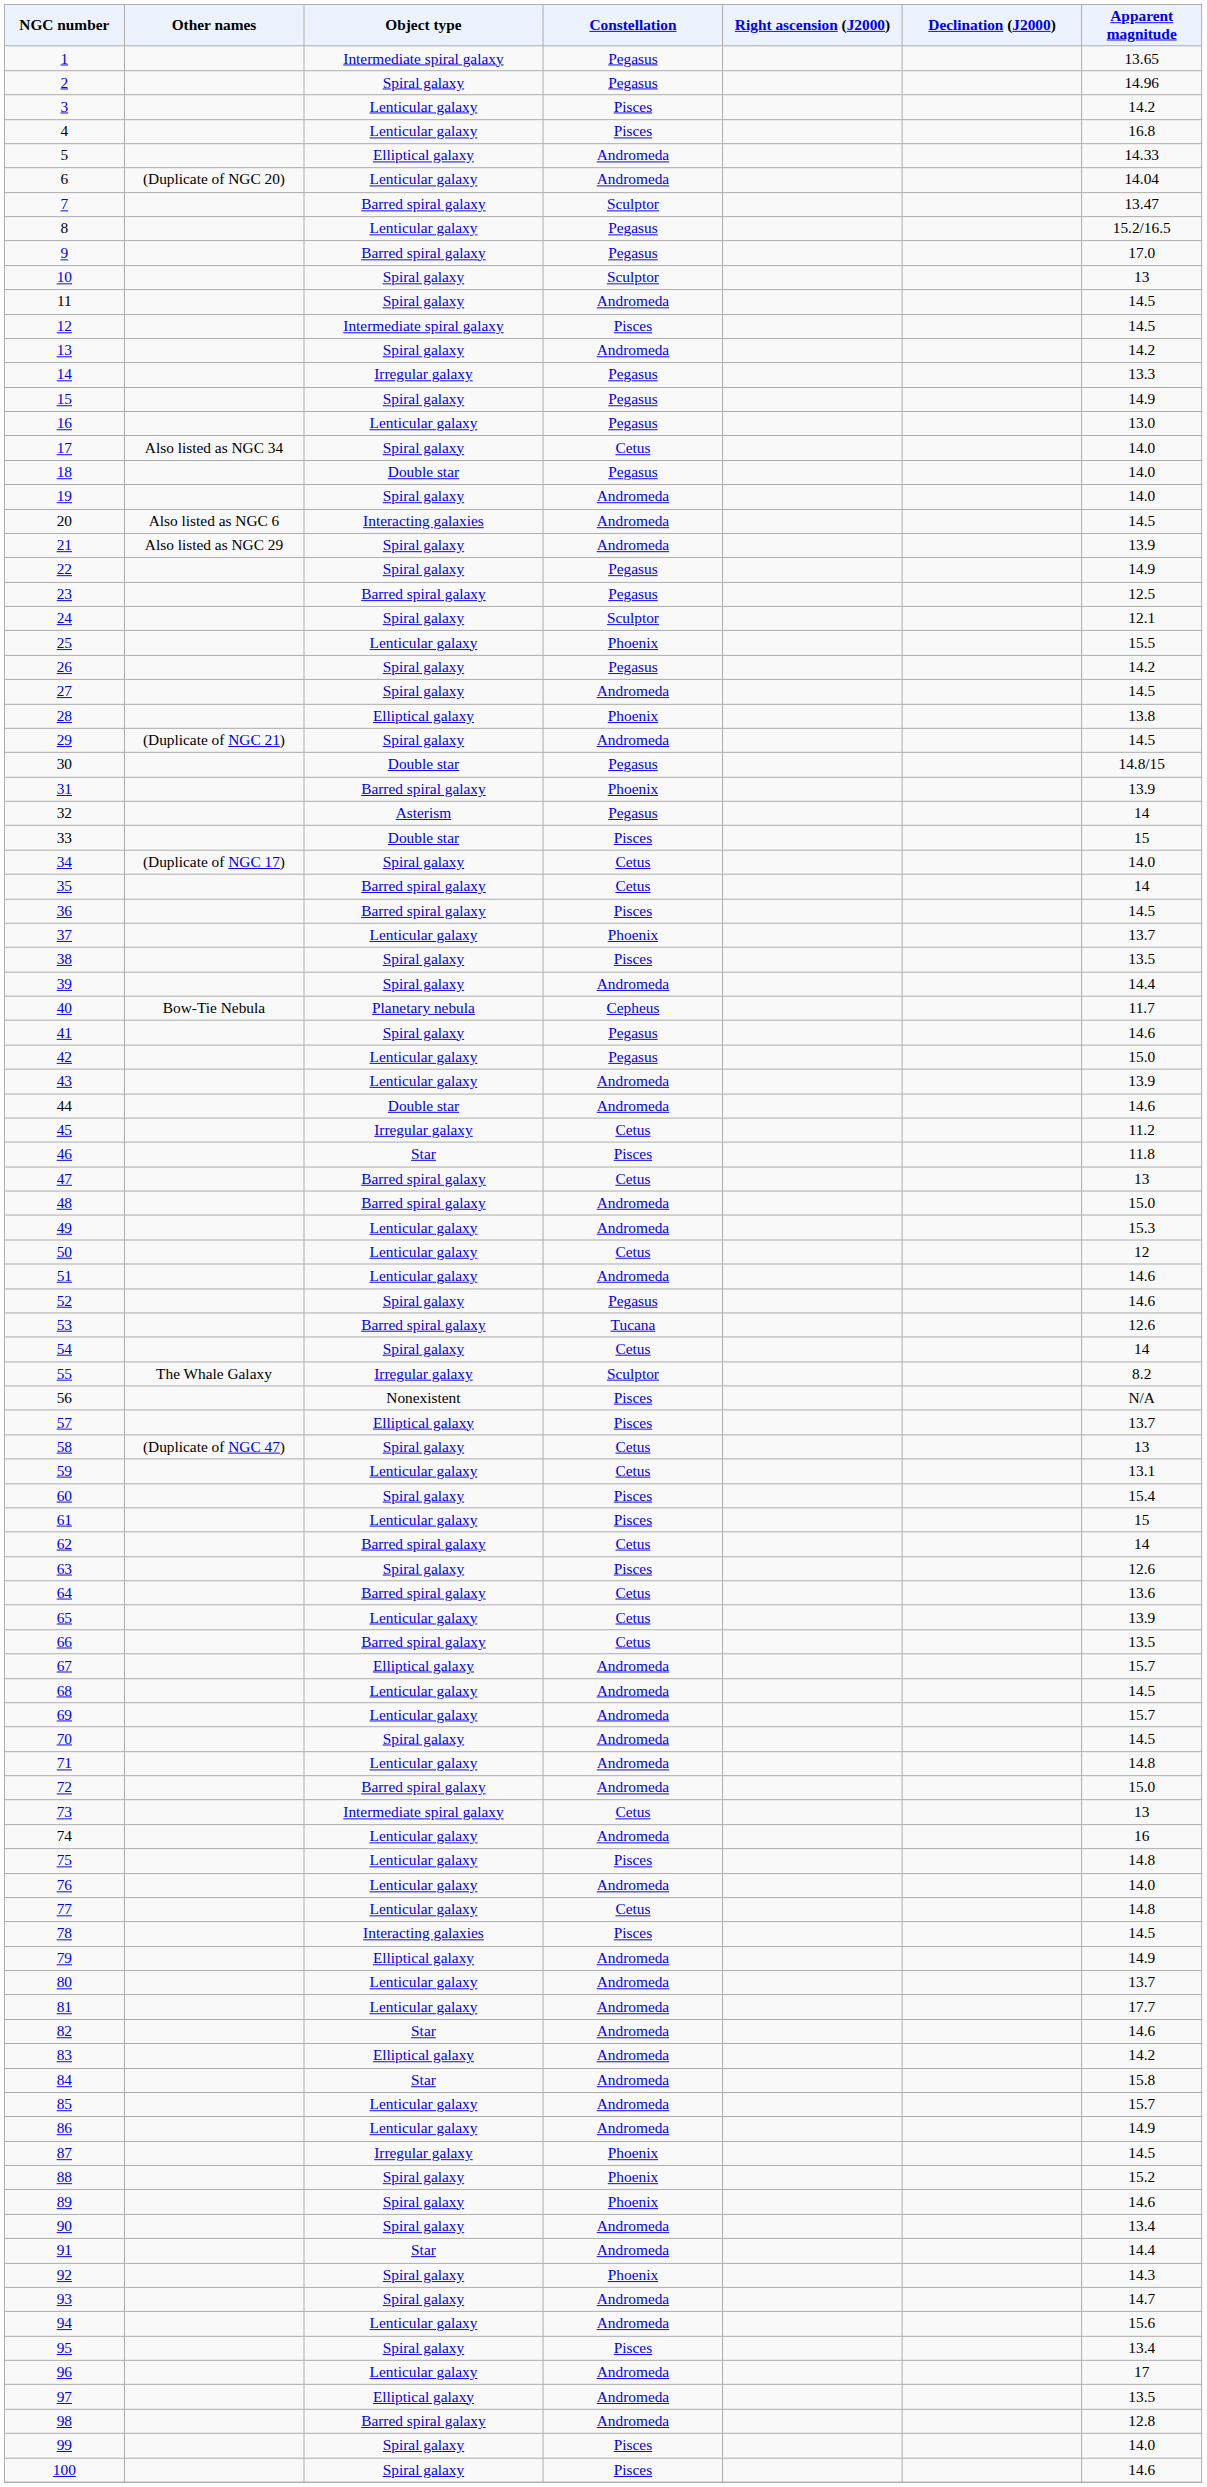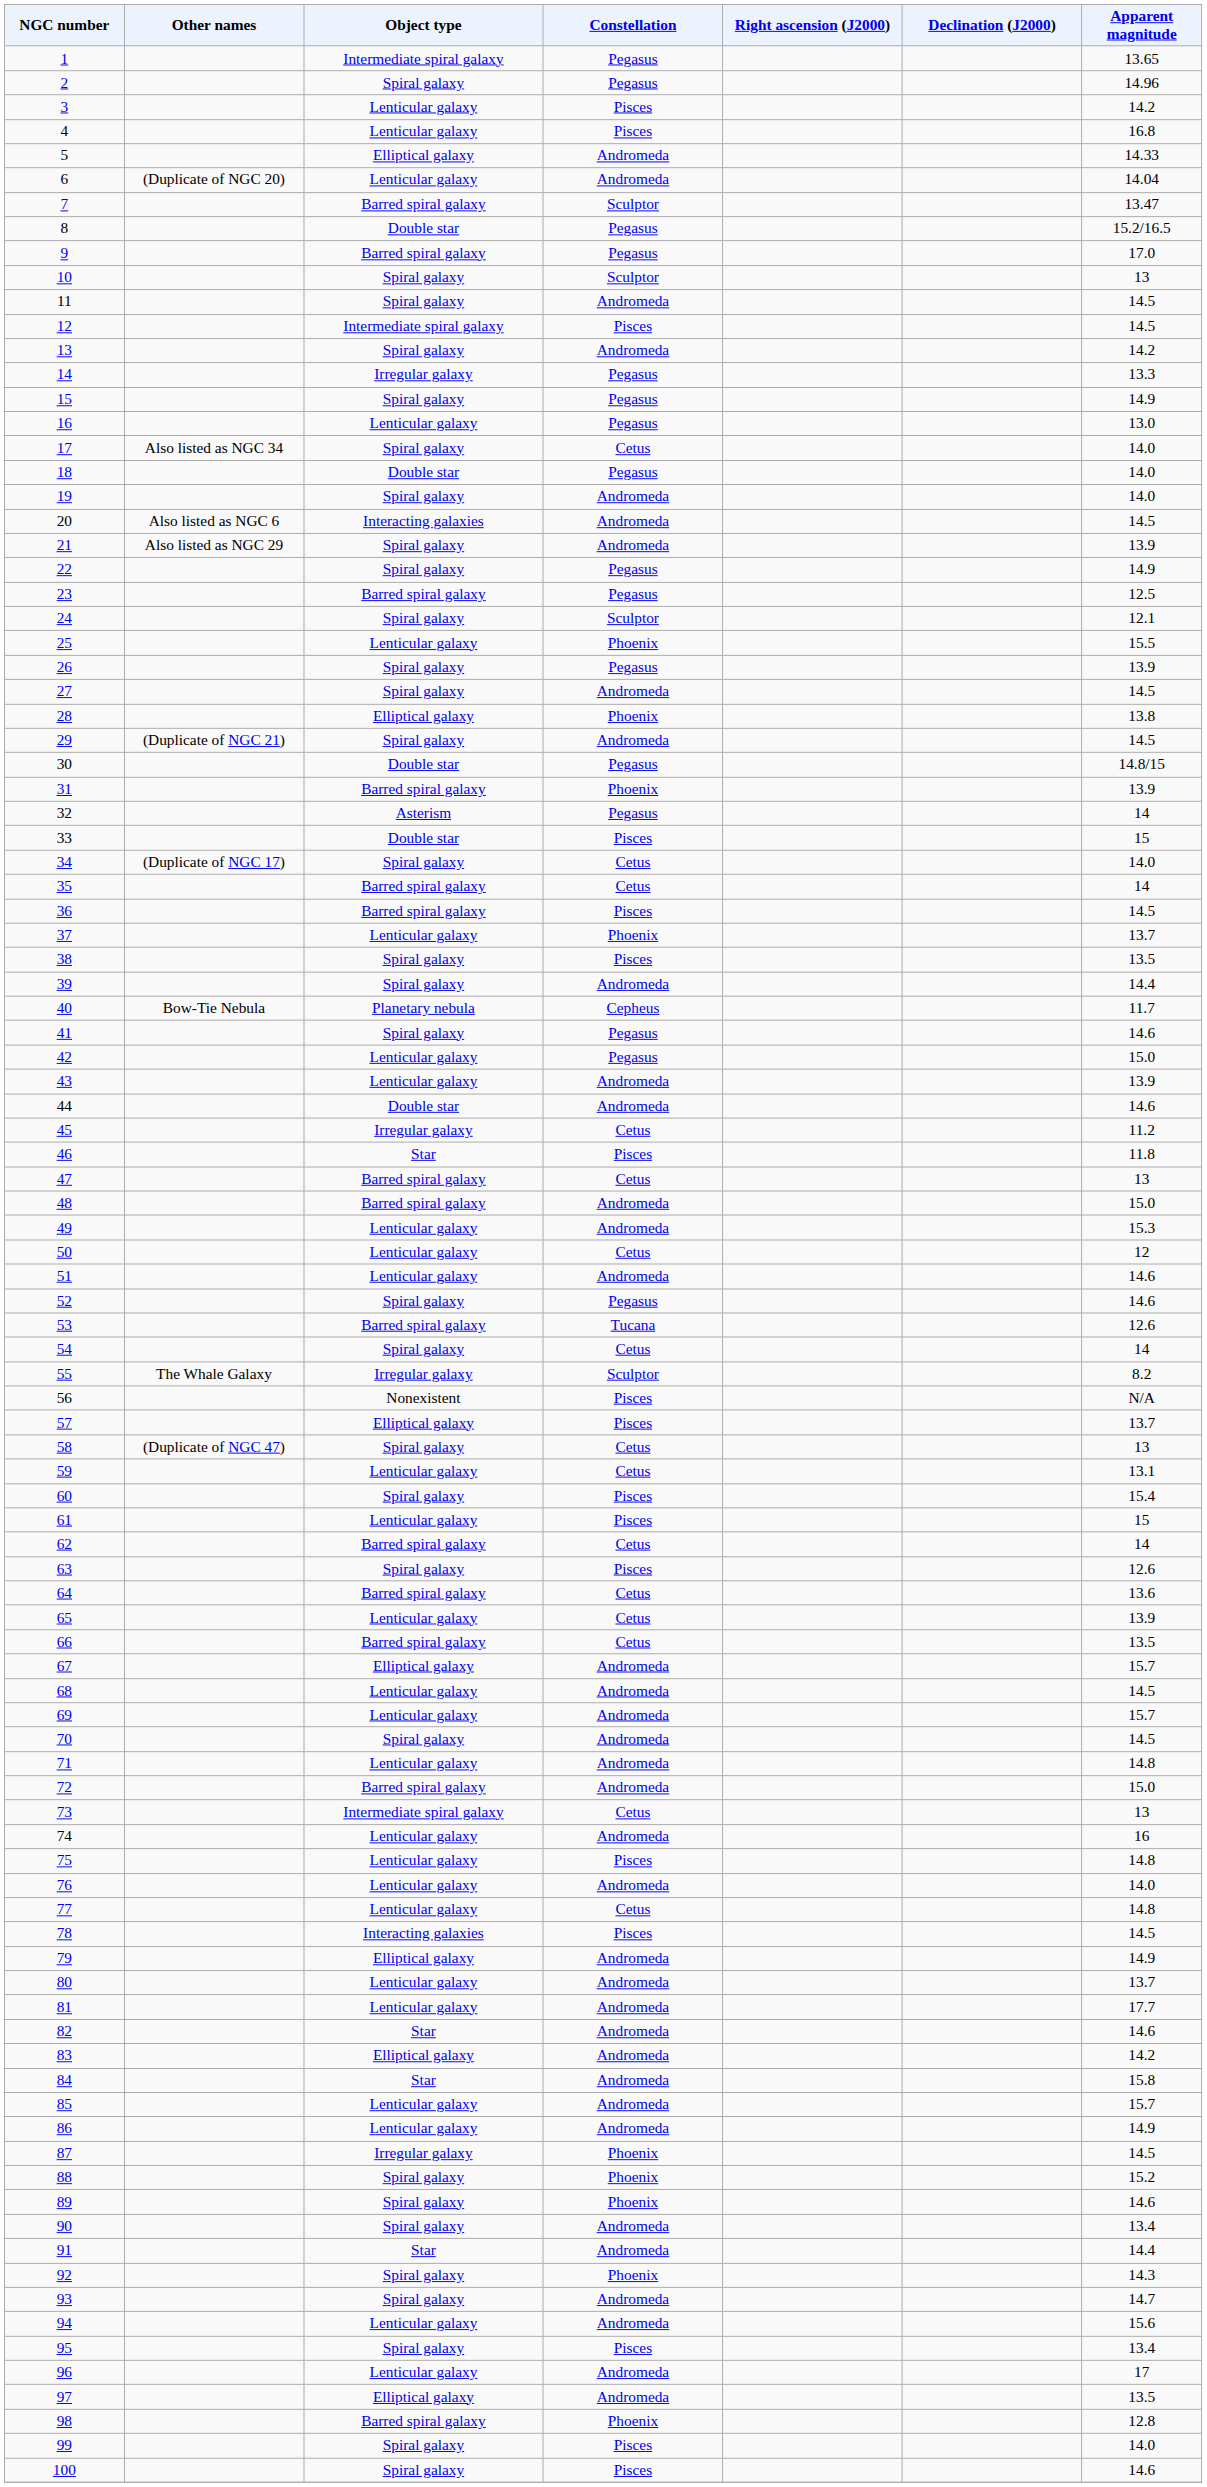(423, 228) Lenticular galaxy -> (423, 228) Double star
(1142, 667) 14.2 -> (1142, 667) 13.9
(633, 2421) Andromeda -> (633, 2421) Phoenix
